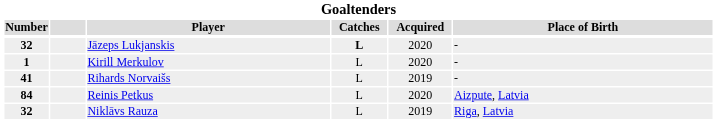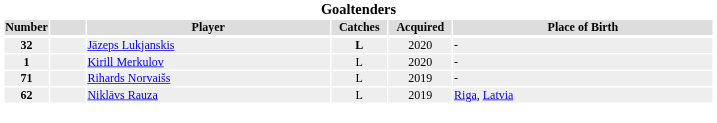(27, 78) 41 -> (27, 78) 71
- row: (120, 95)
(27, 111) 32 -> (27, 95) 62
